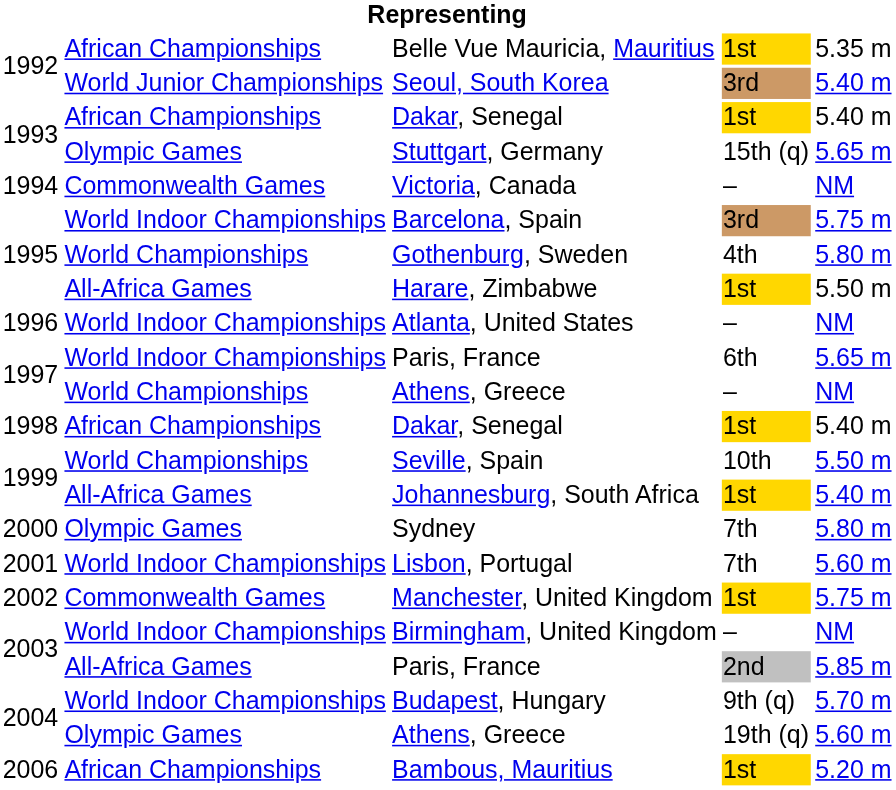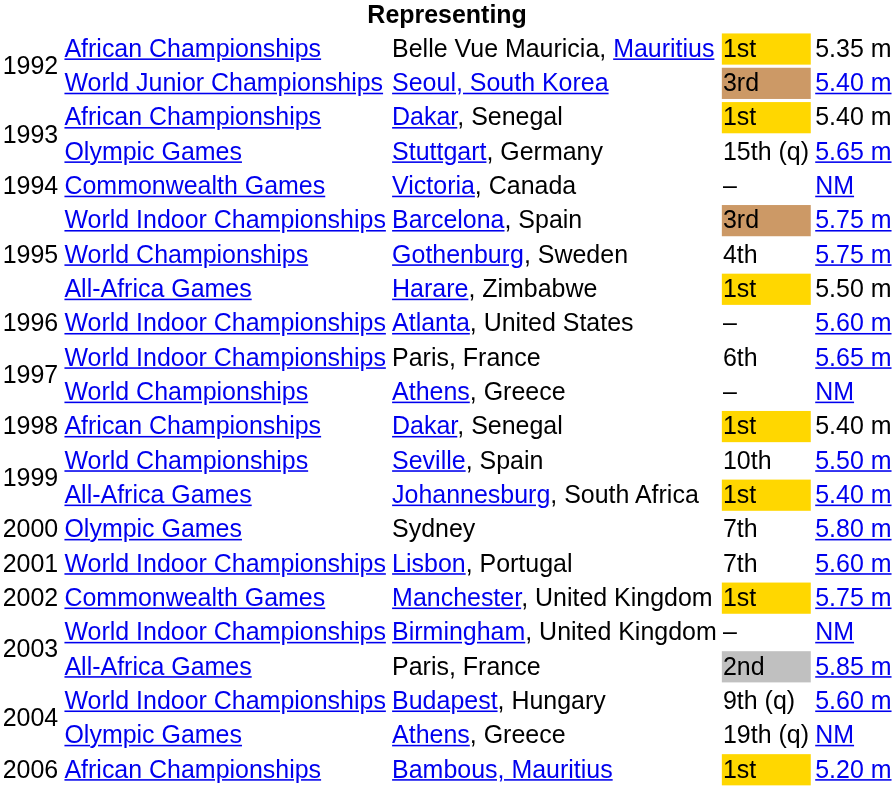(853, 254) 5.80 m -> (853, 254) 5.75 m
(835, 323) NM -> (853, 323) 5.60 m
(853, 700) 5.70 m -> (853, 700) 5.60 m
(853, 735) 5.60 m -> (835, 735) NM
